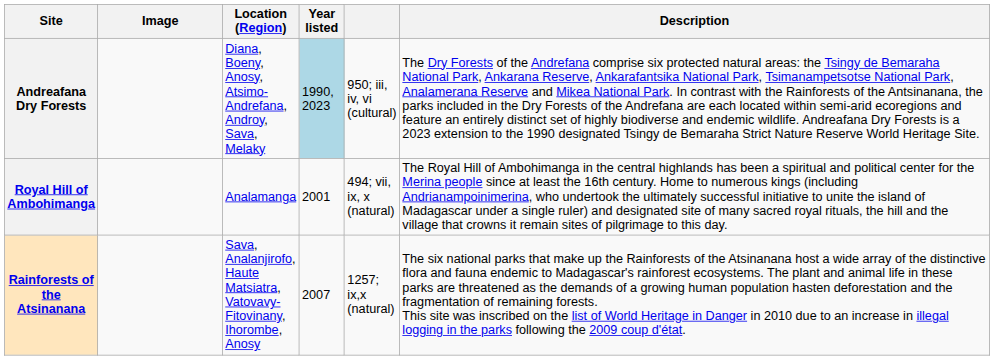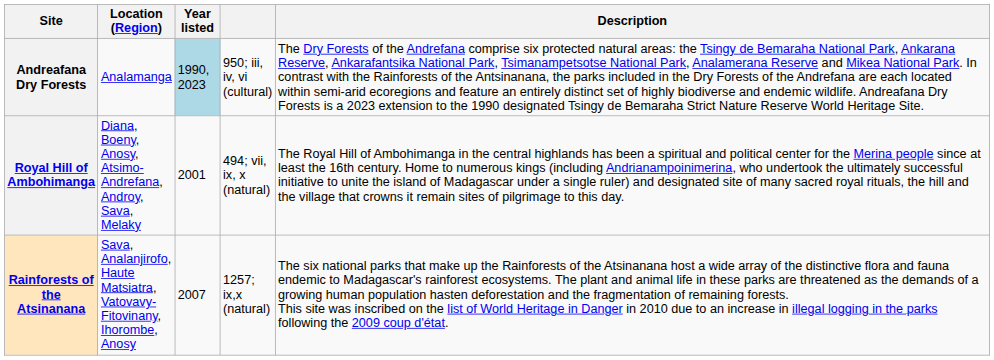- column: (160, 21)
(256, 98) Diana, Boeny, Anosy, Atsimo-Andrefana, Androy, Sava, Melaky -> (136, 77) Analamanga
(261, 196) Analamanga -> (132, 175) Diana, Boeny, Anosy, Atsimo-Andrefana, Androy, Sava, Melaky
